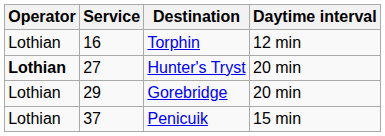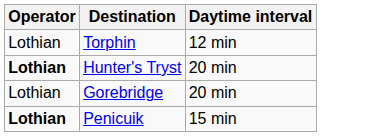- column: (112, 17)
(34, 118) normal -> (37, 118) bold
